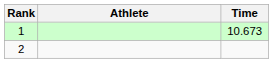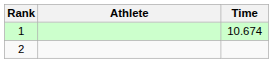(245, 31) 10.673 -> (245, 31) 10.674
